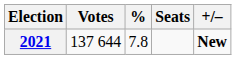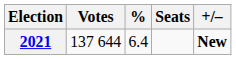(138, 41) 7.8 -> (138, 41) 6.4
